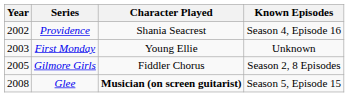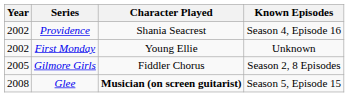(18, 48) 2003 -> (18, 48) 2002
